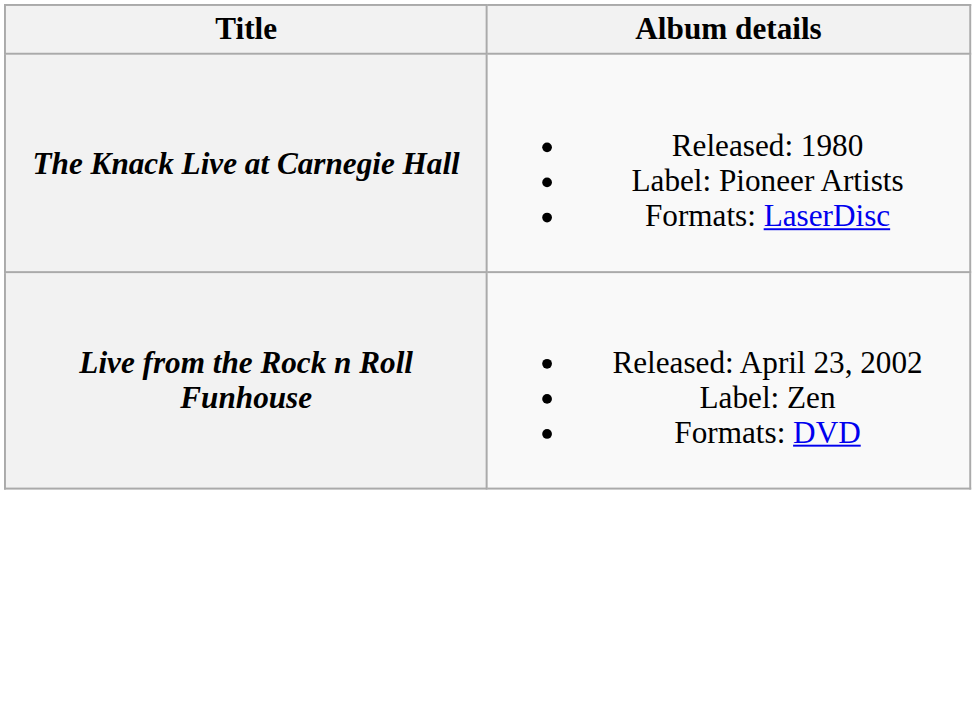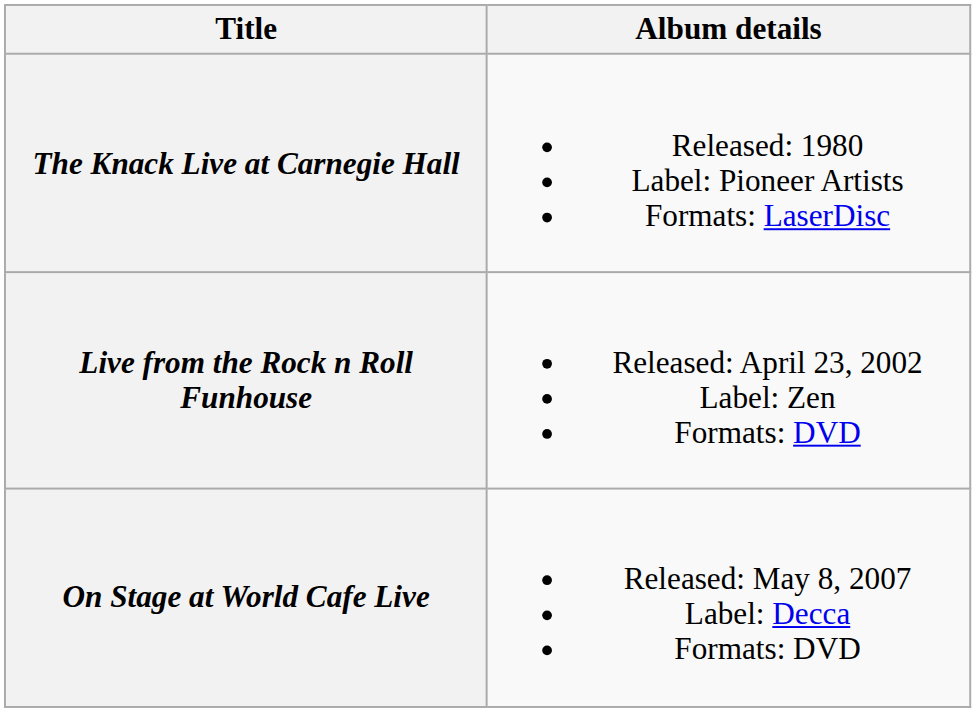+ row: (246, 596)
